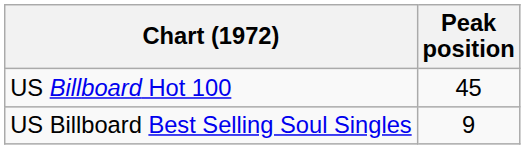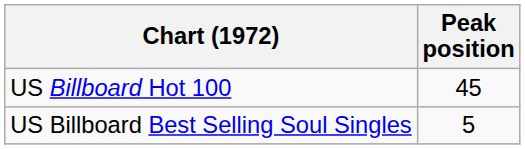(469, 125) 9 -> (469, 125) 5
